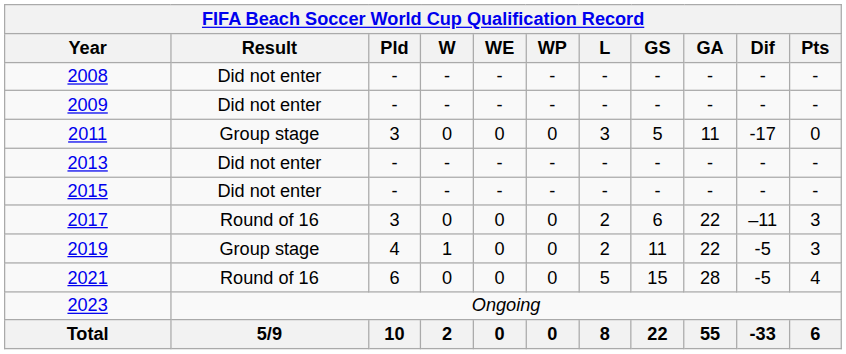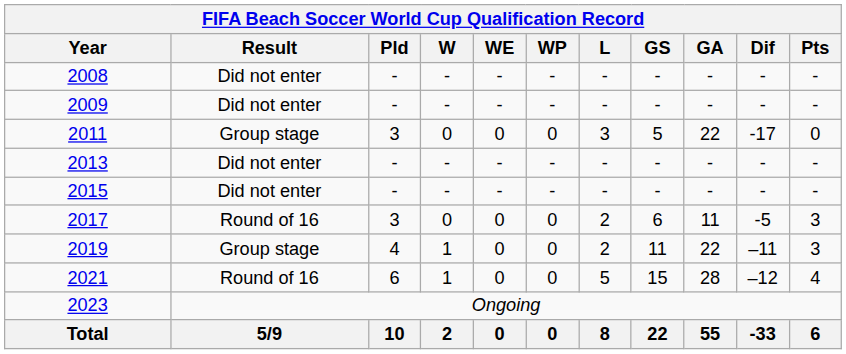(710, 134) 11 -> (710, 134) 22
(710, 220) 22 -> (710, 220) 11
(763, 220) –11 -> (763, 220) -5
(763, 249) -5 -> (763, 249) –11
(447, 277) 0 -> (447, 277) 1
(763, 277) -5 -> (763, 277) –12
